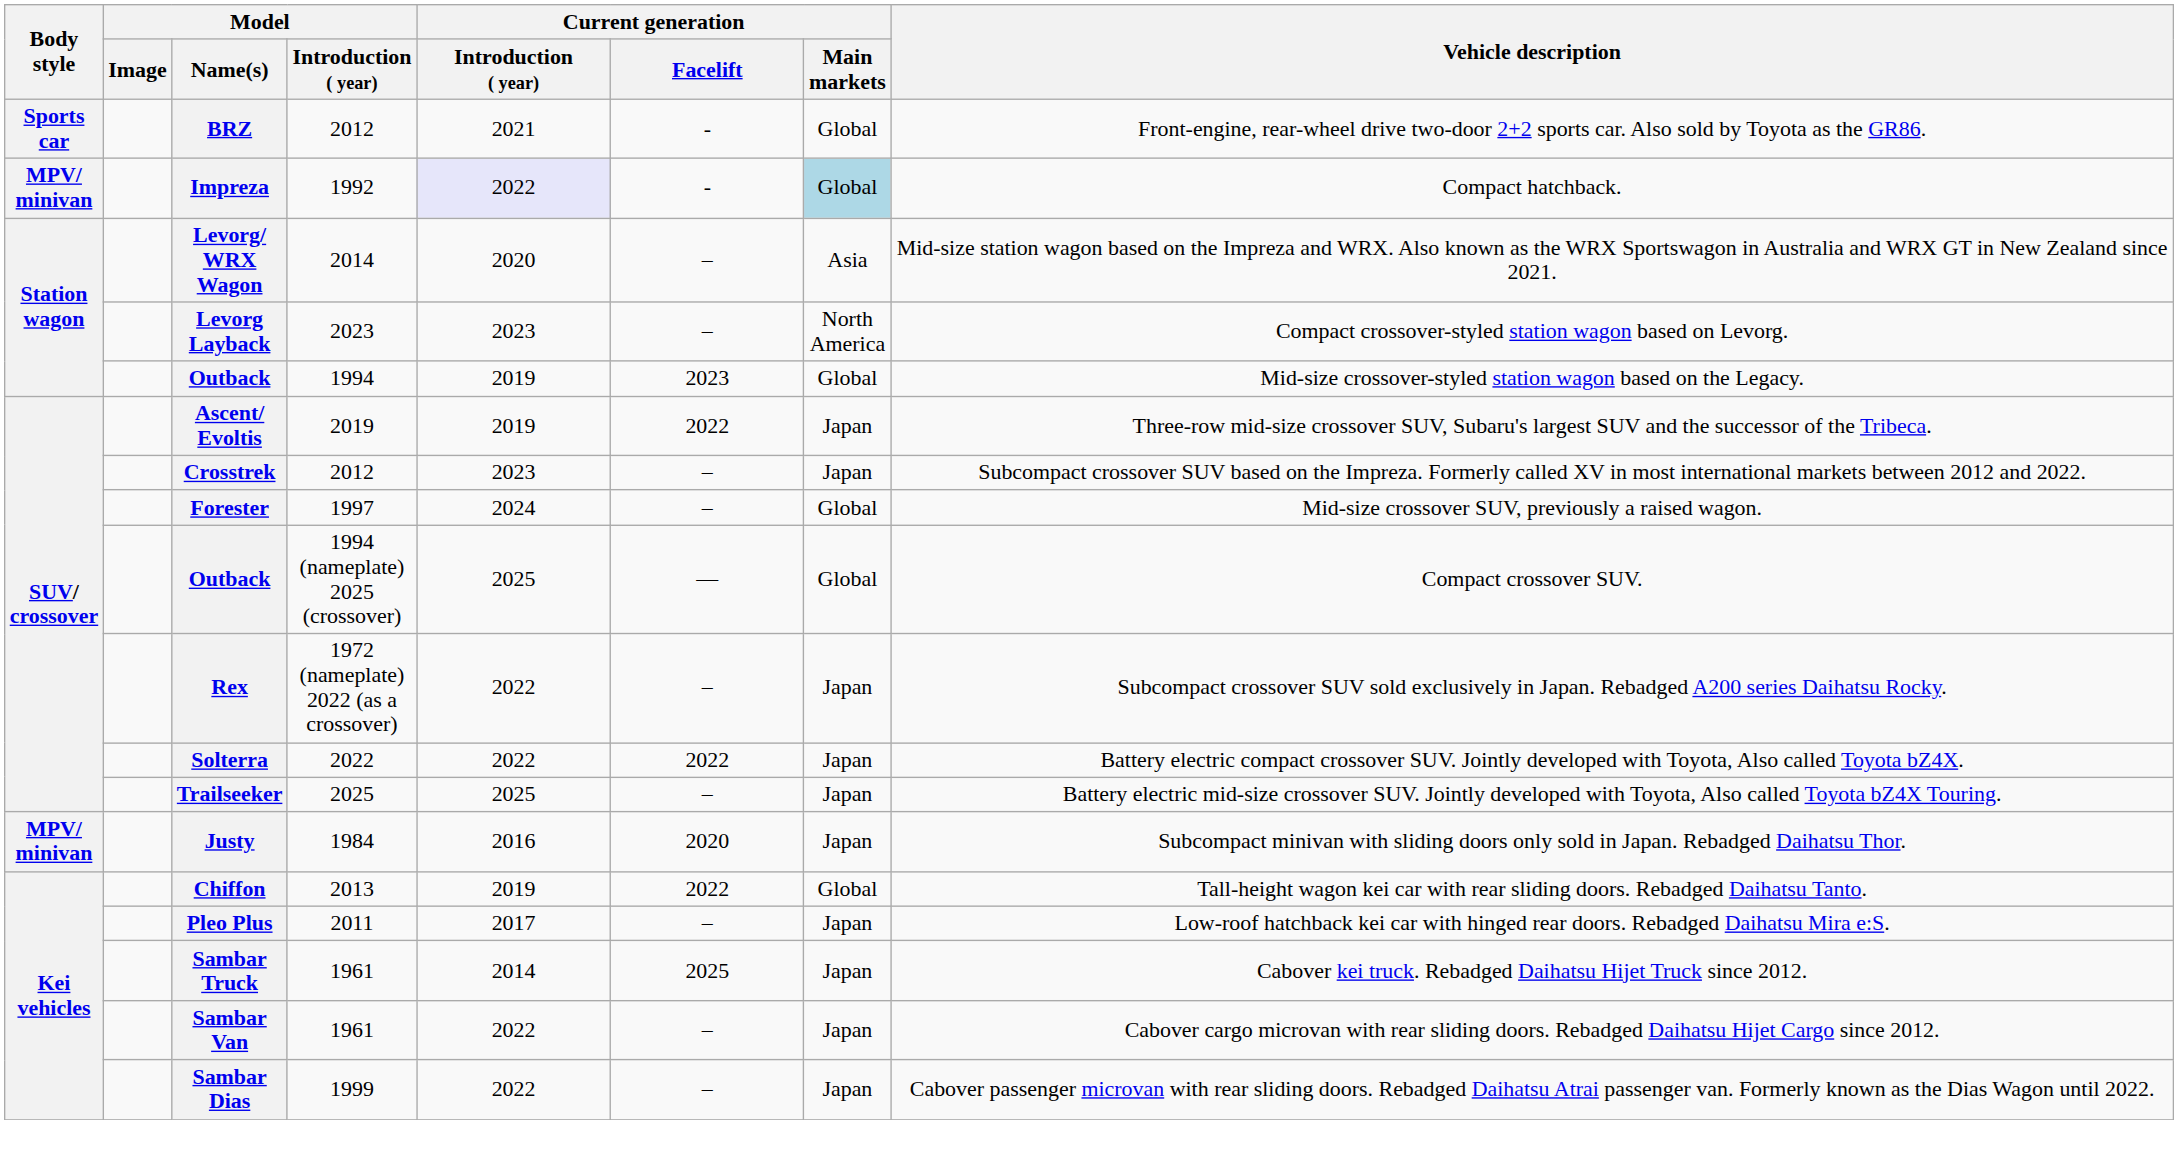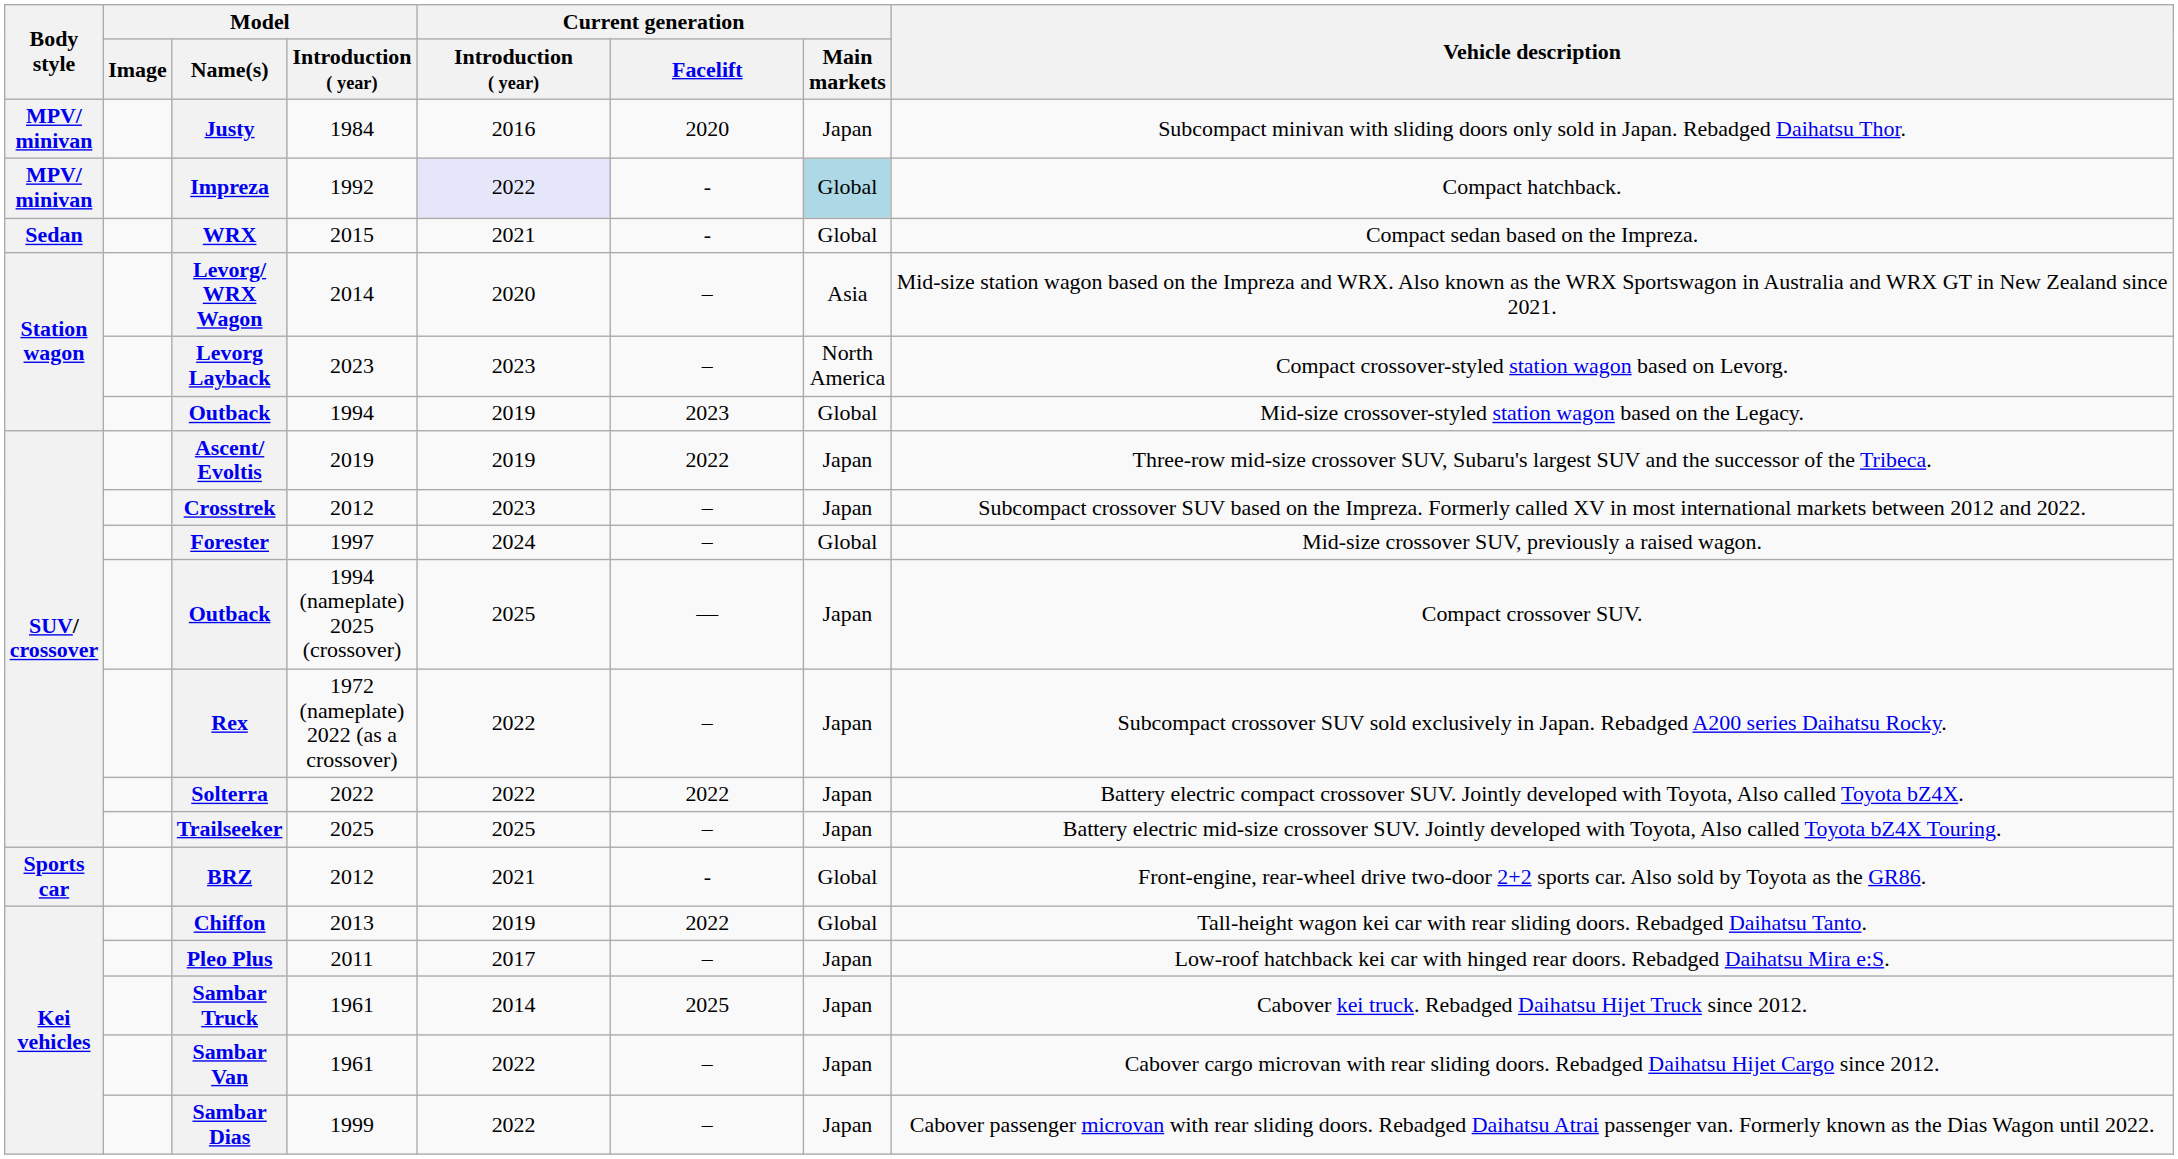rows swapped: (230, 128) <-> (230, 841)
+ row: (230, 234)
(847, 579) Global -> (847, 613) Japan
